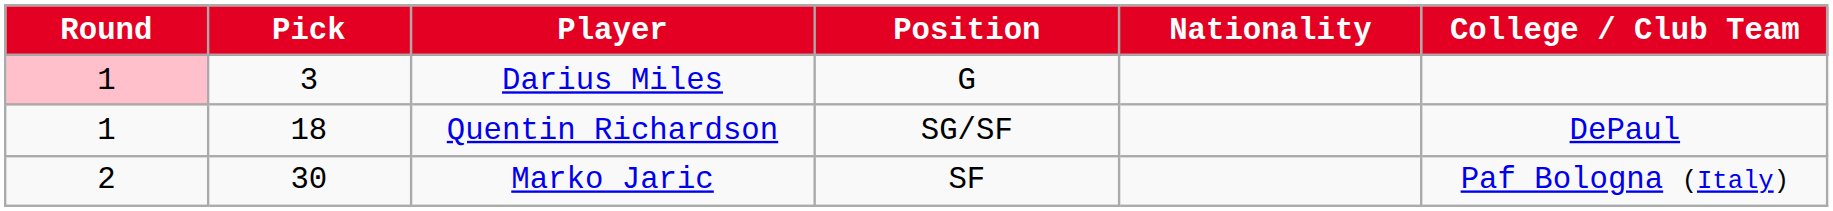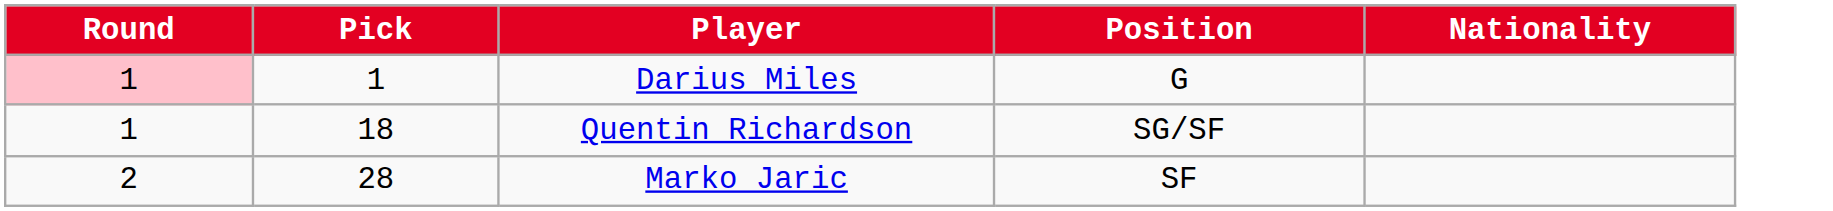- column: (1625, 30)
(309, 80) 3 -> (376, 80) 1
(309, 180) 30 -> (376, 180) 28
